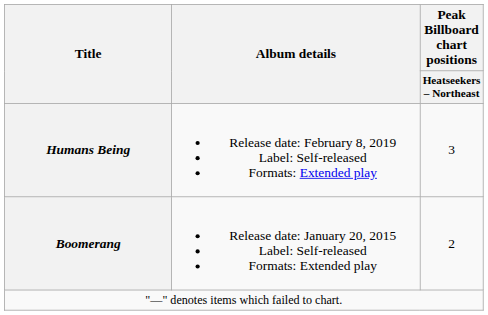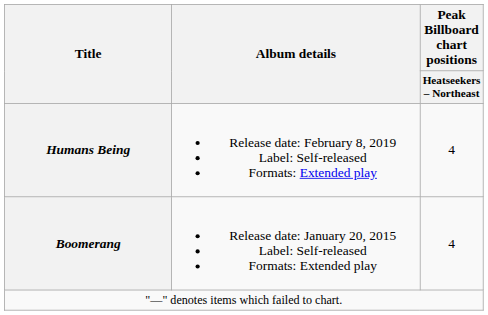(452, 150) 3 -> (452, 150) 4
(452, 243) 2 -> (452, 243) 4
